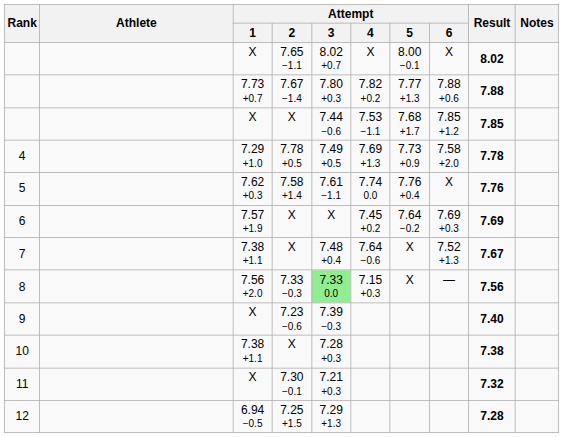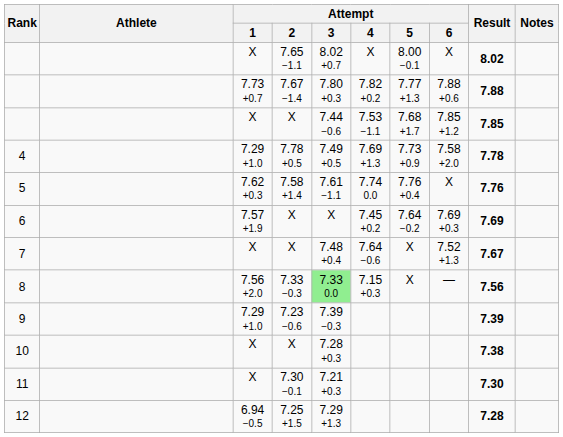(253, 254) 7.38 +1.1 -> (253, 254) X
(253, 319) X -> (253, 319) 7.29 +1.0
(492, 319) 7.40 -> (492, 319) 7.39
(253, 351) 7.38 +1.1 -> (253, 351) X
(492, 384) 7.32 -> (492, 384) 7.30
